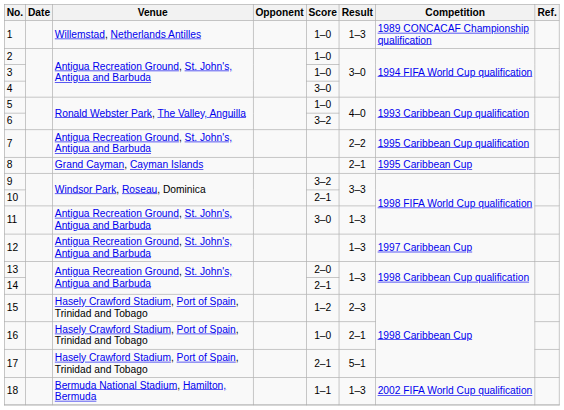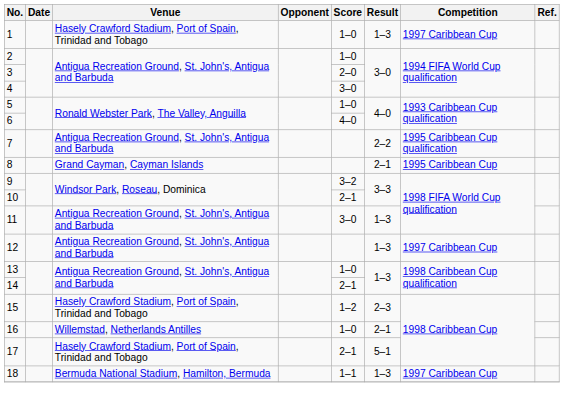(128, 34) Willemstad, Netherlands Antilles -> (147, 34) Hasely Crawford Stadium, Port of Spain, Trinidad and Tobago
(453, 34) 1989 CONCACAF Championship qualification -> (450, 34) 1997 Caribbean Cup
(323, 72) 1–0 -> (348, 72) 2–0
(323, 121) 3–2 -> (348, 121) 4–0
(323, 269) 2–0 -> (348, 269) 1–0
(147, 335) Hasely Crawford Stadium, Port of Spain, Trinidad and Tobago -> (128, 330) Willemstad, Netherlands Antilles
(455, 391) 2002 FIFA World Cup qualification -> (450, 374) 1997 Caribbean Cup
